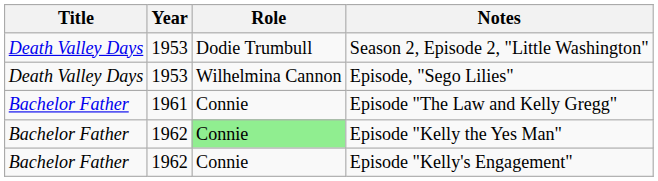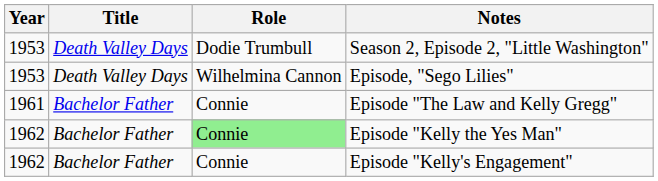columns swapped: (170, 18) <-> (76, 18)
